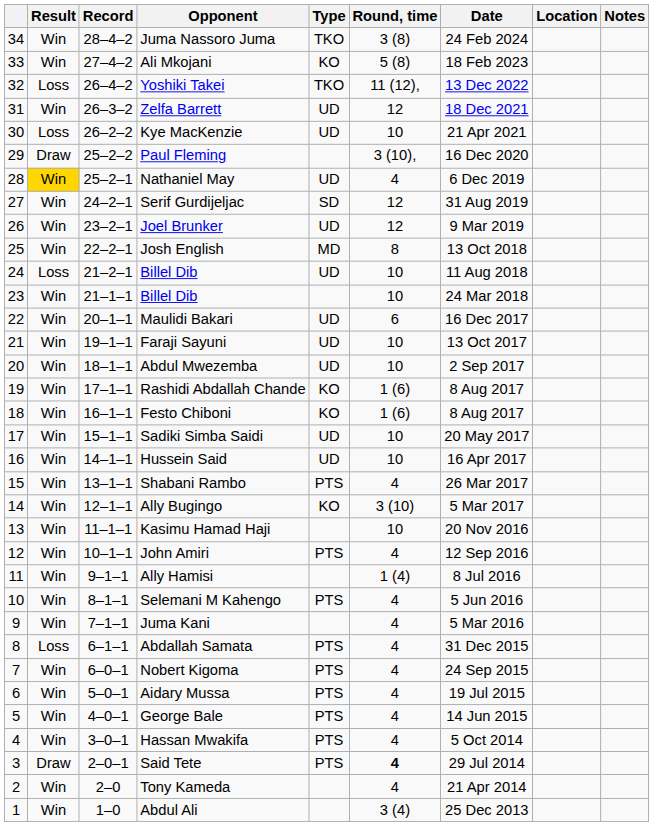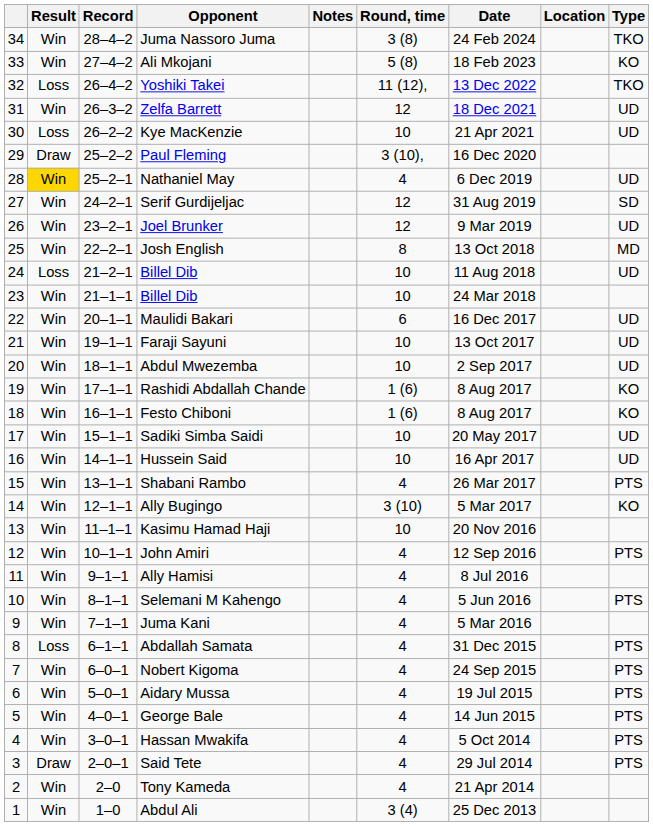columns swapped: (329, 16) <-> (625, 16)
(395, 576) 1 (4) -> (403, 576) 4
(395, 763) bold -> (403, 763) normal
